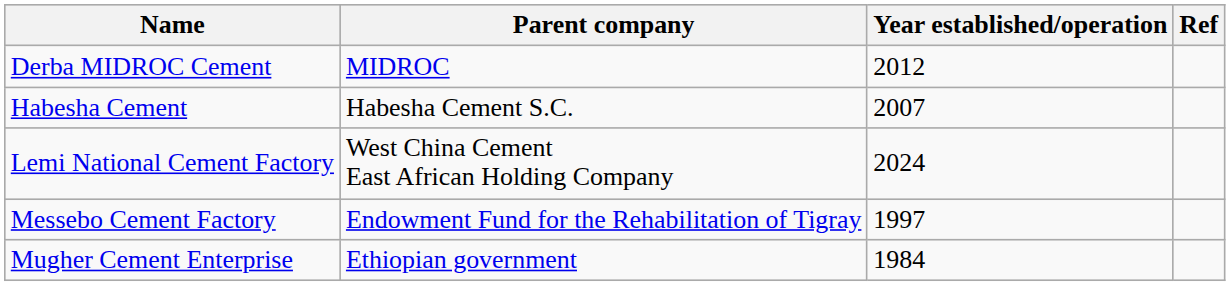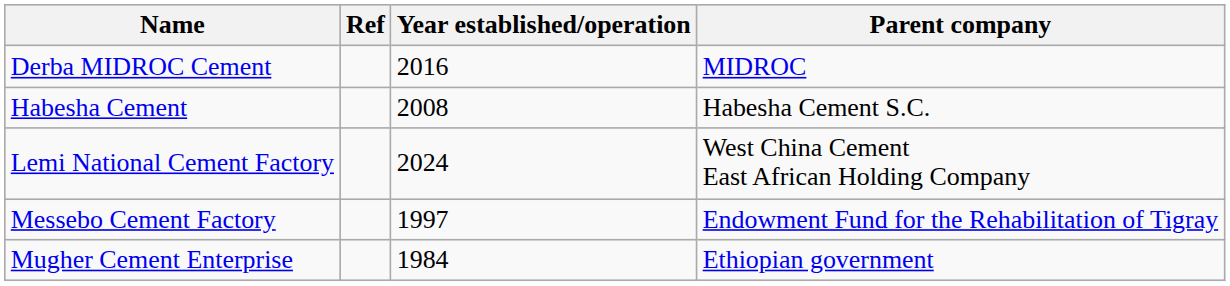columns swapped: (604, 25) <-> (1199, 25)
(899, 66) 2012 -> (423, 66) 2016
(899, 107) 2007 -> (423, 107) 2008
